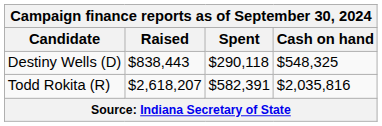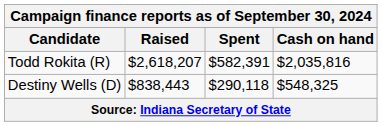rows swapped: (59, 86) <-> (65, 62)
